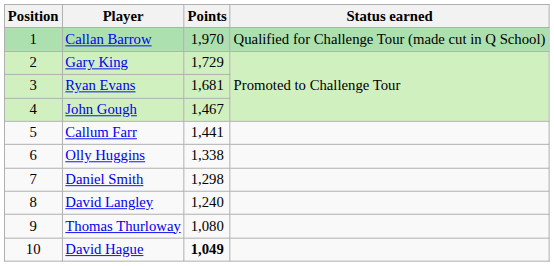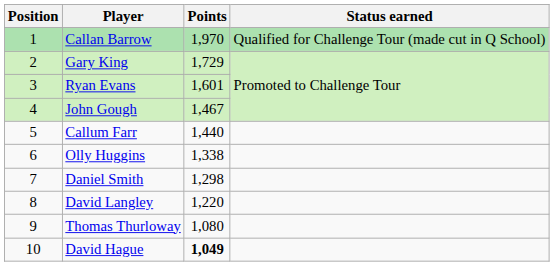(207, 86) 1,681 -> (207, 86) 1,601
(207, 132) 1,441 -> (207, 132) 1,440
(207, 202) 1,240 -> (207, 202) 1,220
